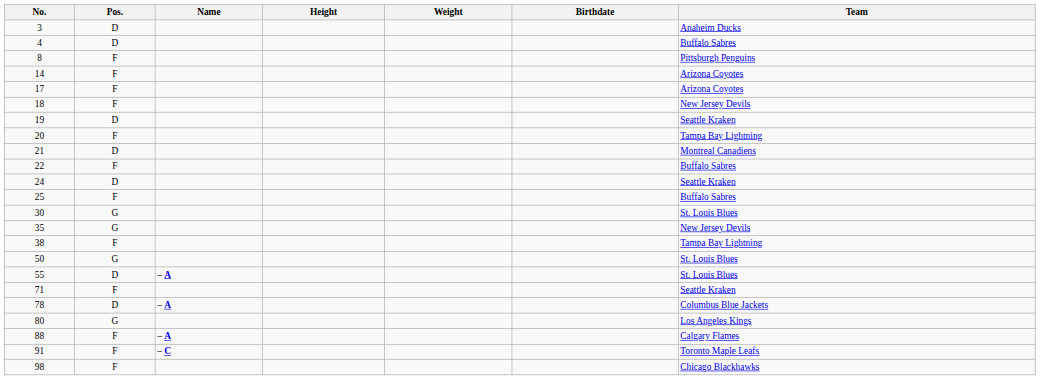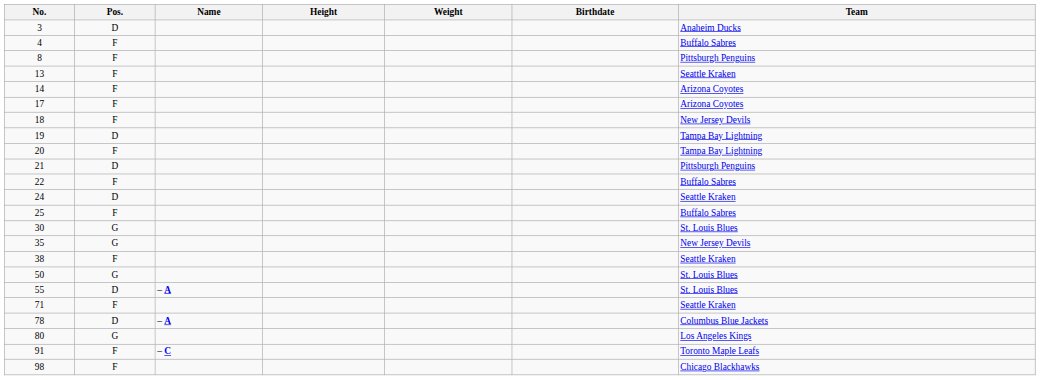(115, 43) D -> (115, 43) F
+ row: (39, 74)
(708, 120) Seattle Kraken -> (721, 136) Tampa Bay Lightning
(718, 151) Montreal Canadiens -> (718, 166) Pittsburgh Penguins
(721, 244) Tampa Bay Lightning -> (708, 259) Seattle Kraken
- row: (39, 336)
